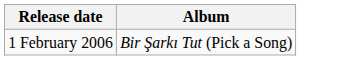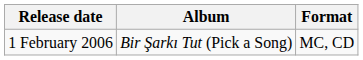+ column: (327, 17)
